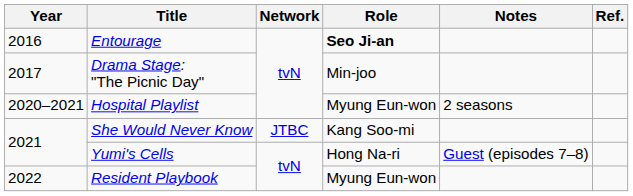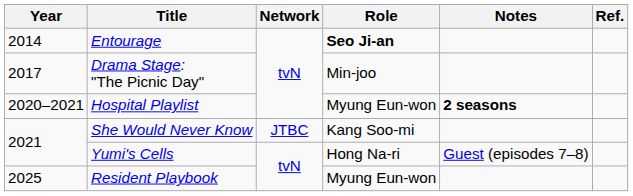(25, 40) 2016 -> (25, 40) 2014
(478, 105) normal -> (480, 105) bold
(25, 178) 2022 -> (25, 178) 2025
